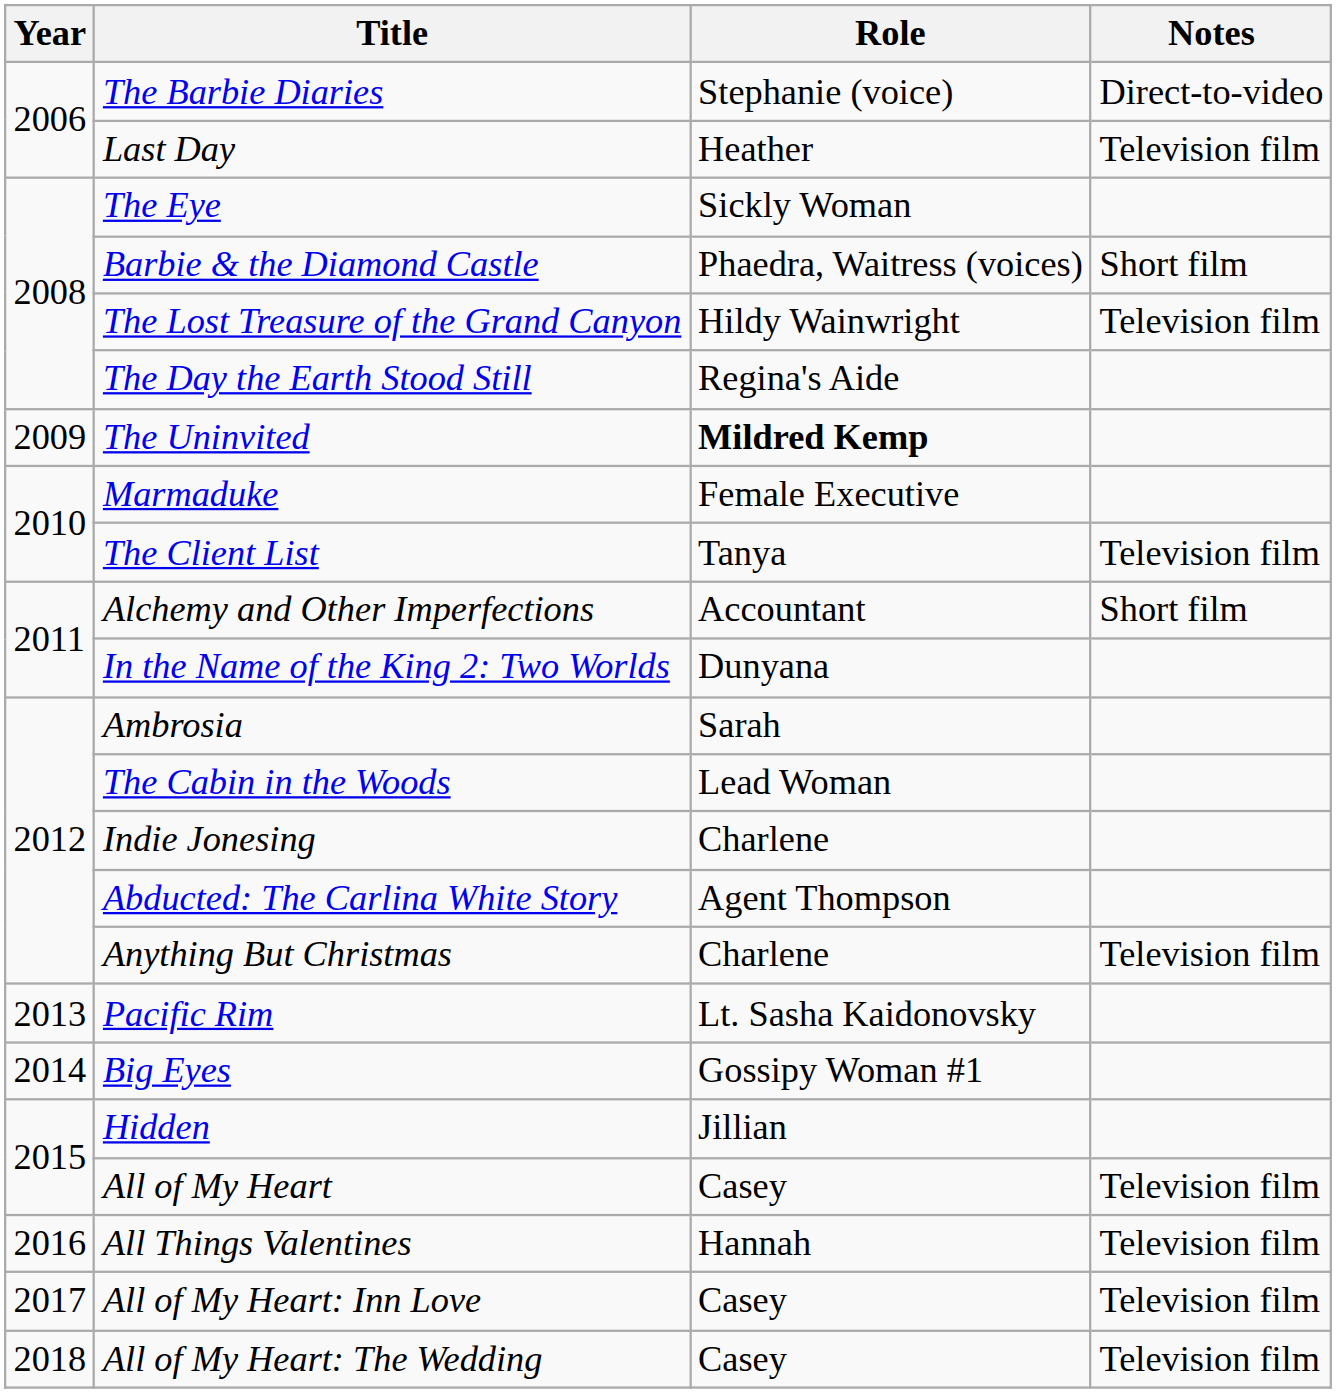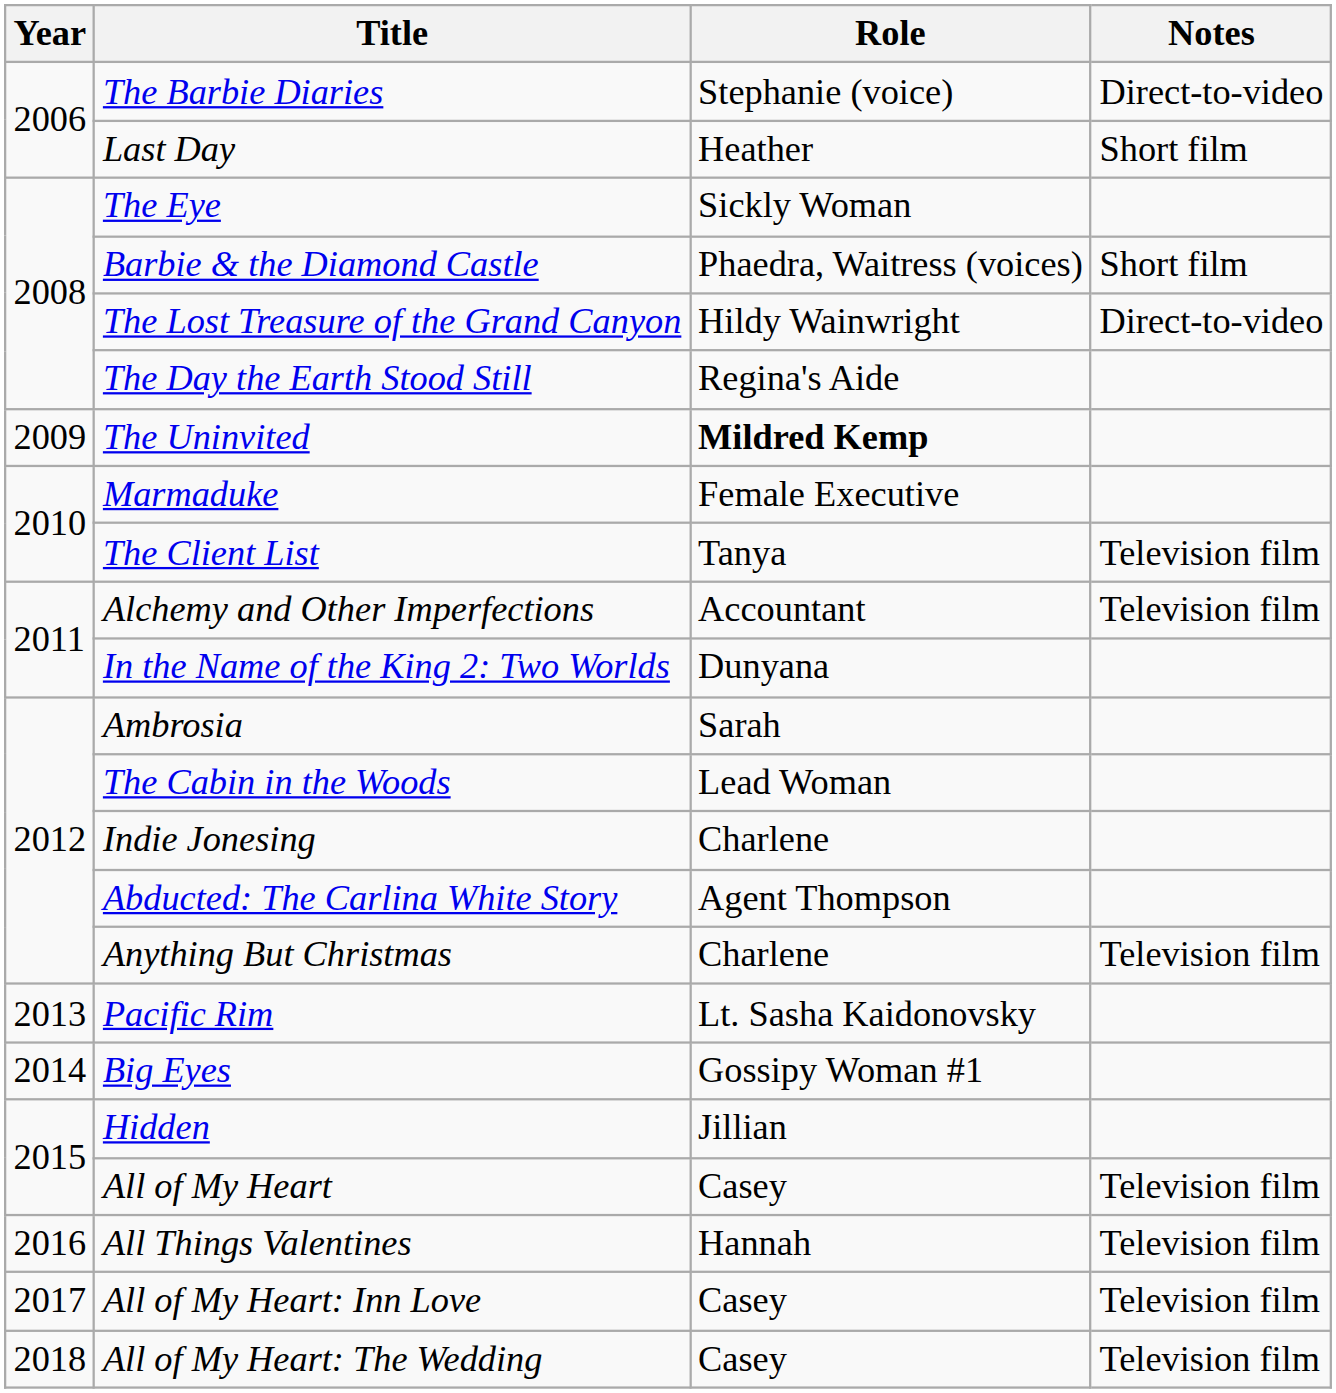(1210, 148) Television film -> (1174, 148) Short film
(1210, 321) Television film -> (1211, 321) Direct-to-video
(1174, 609) Short film -> (1210, 609) Television film
